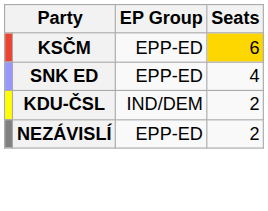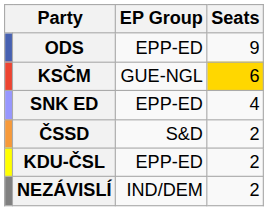+ row: (64, 47)
(169, 47) EPP-ED -> (162, 76) GUE-NGL
+ row: (64, 133)
(165, 104) IND/DEM -> (169, 162) EPP-ED
(169, 133) EPP-ED -> (165, 190) IND/DEM
